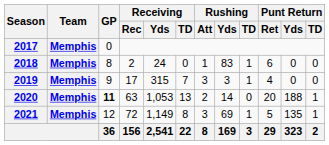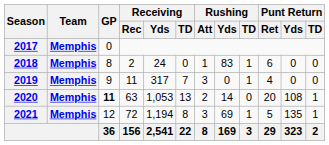(132, 81) 17 -> (132, 81) 11
(160, 81) 315 -> (160, 81) 317
(227, 81) 3 -> (227, 81) 0
(293, 98) 188 -> (293, 98) 108
(160, 115) 1,149 -> (160, 115) 1,194
